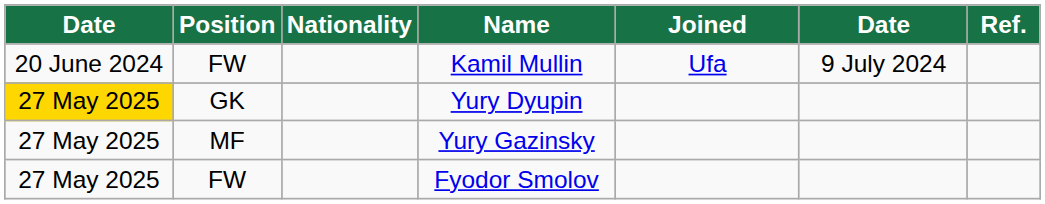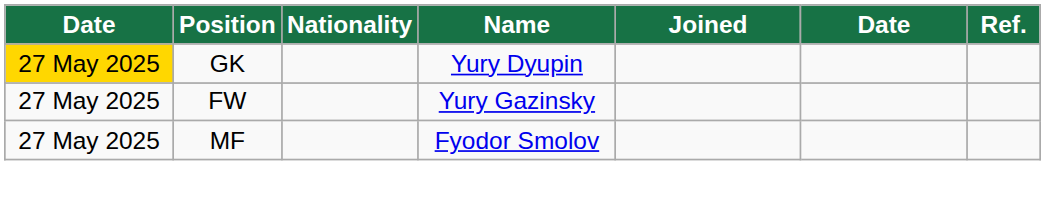- row: (517, 63)
(227, 141) MF -> (227, 102) FW
(227, 179) FW -> (227, 141) MF
